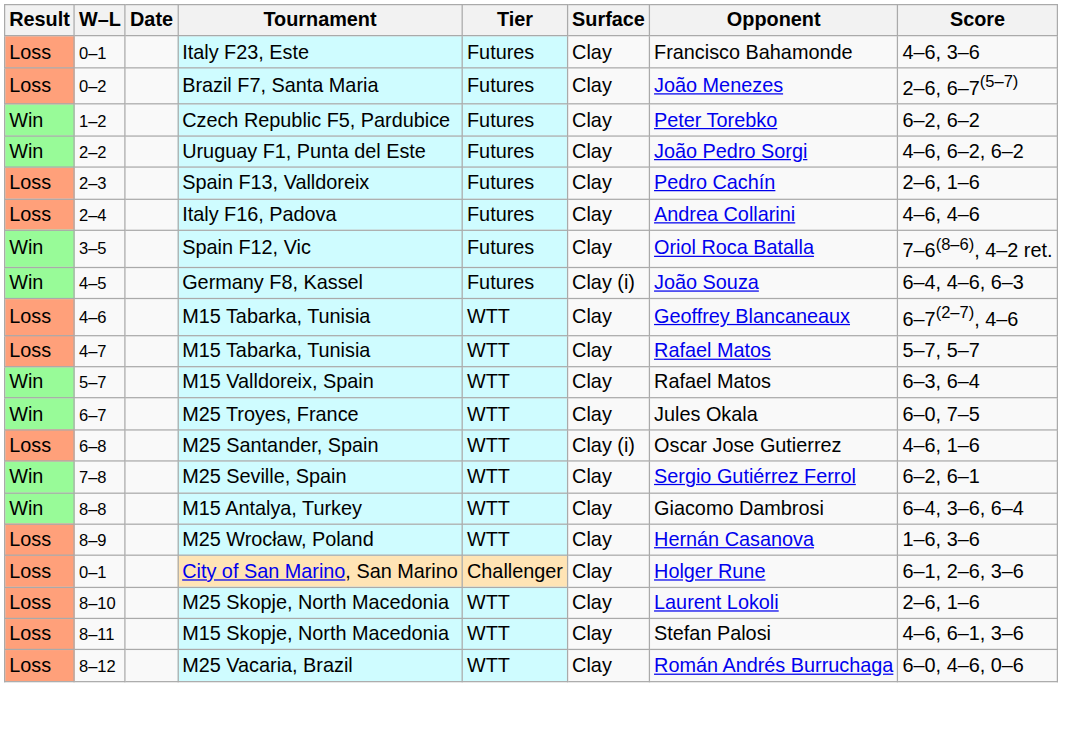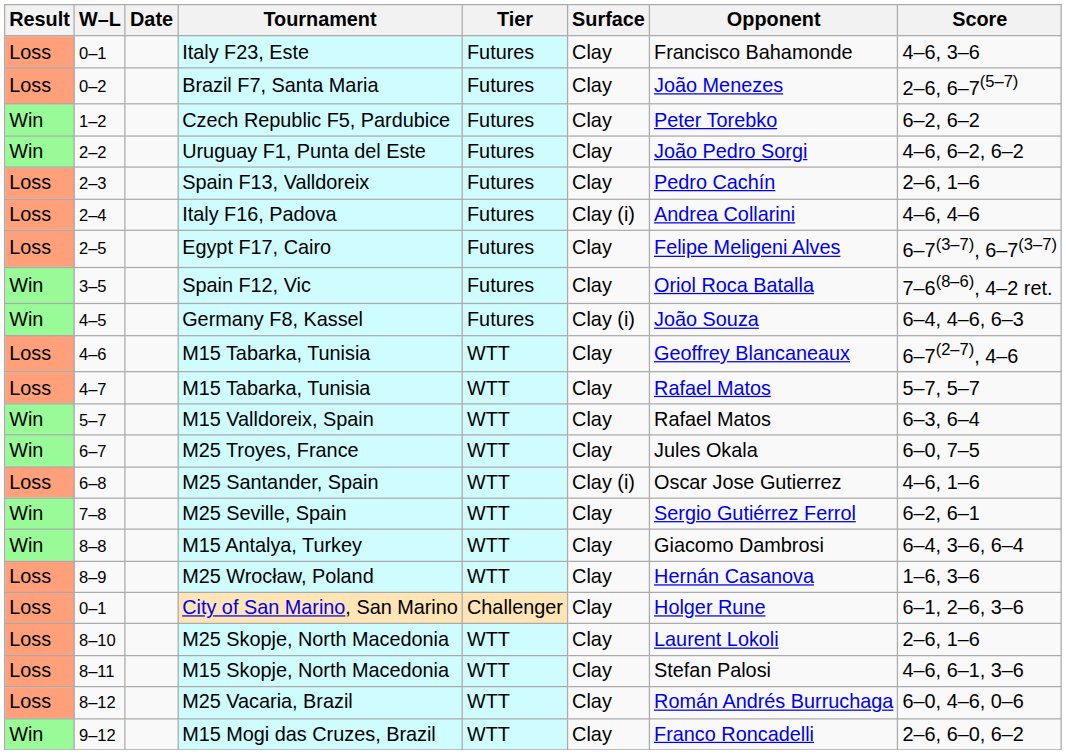(592, 214) Clay -> (604, 214) Clay (i)
+ row: (93, 249)
+ row: (97, 735)
